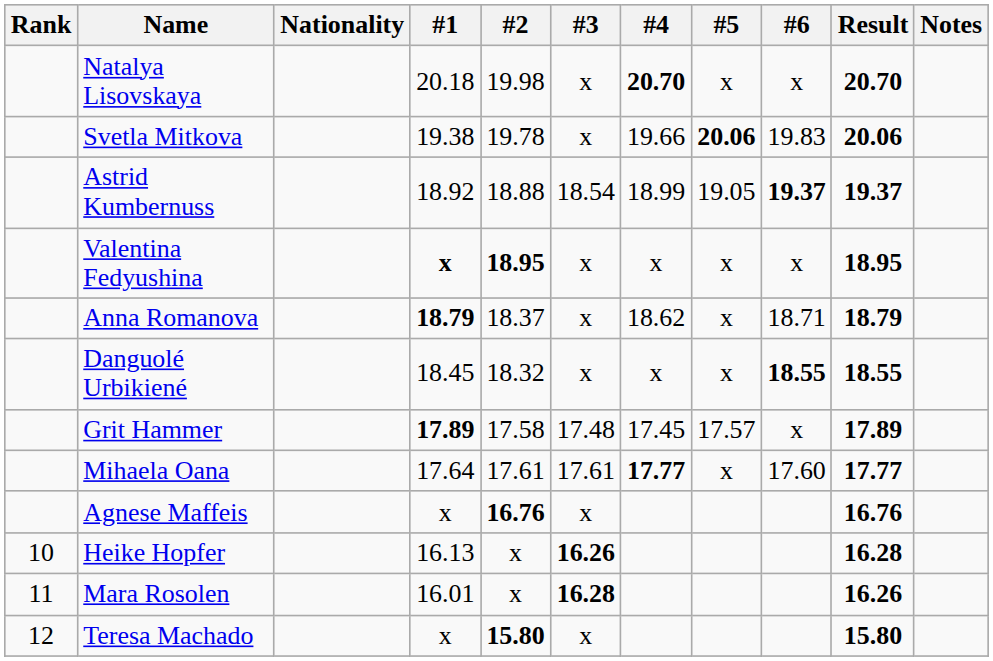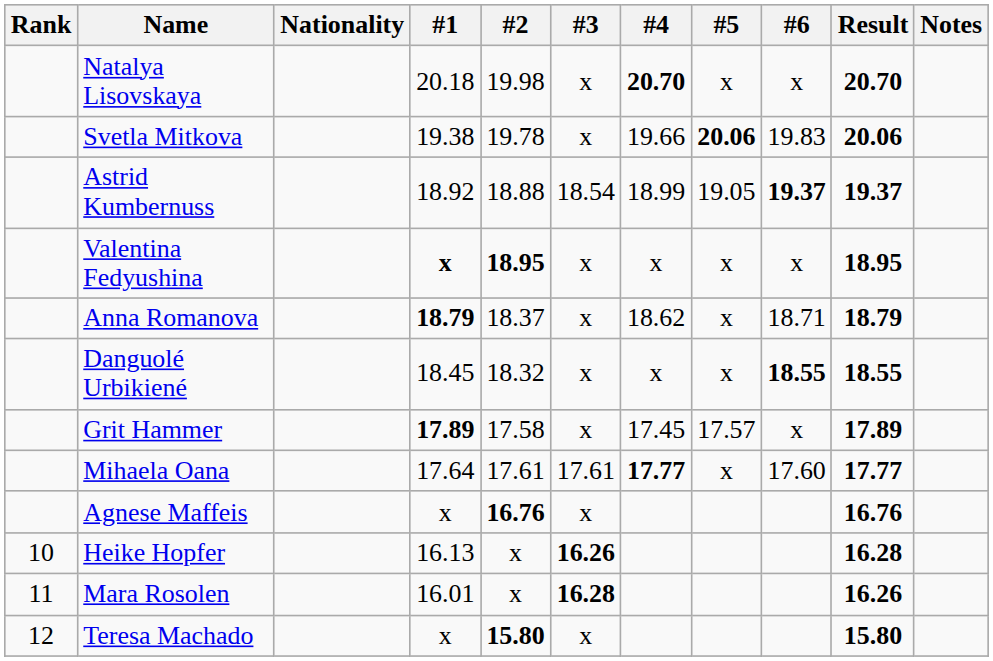(586, 429) 17.48 -> (586, 429) x
